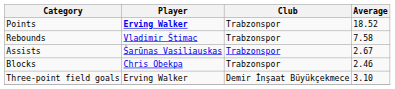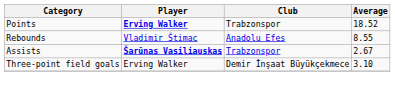(253, 38) Trabzonspor -> (256, 38) Anadolu Efes
(363, 38) 7.58 -> (363, 38) 8.55
(173, 51) normal -> (173, 51) bold
- row: (21, 64)
